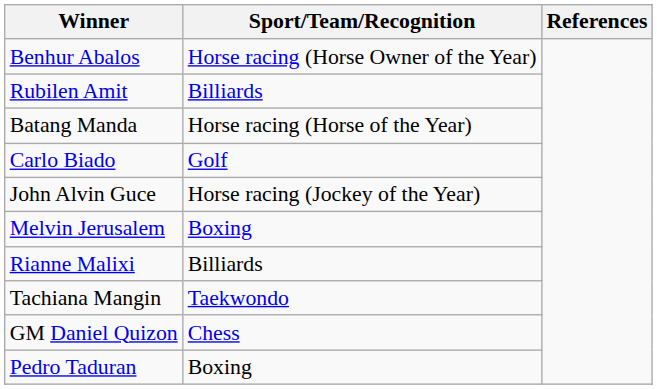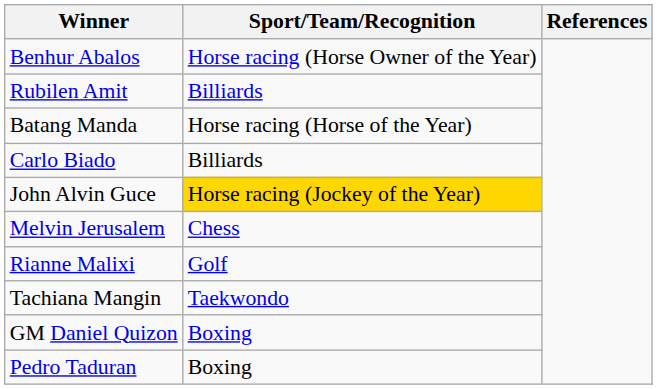(208, 159) Golf -> (225, 159) Billiards
(334, 194) no background -> (334, 194) gold background
(220, 228) Boxing -> (214, 228) Chess
(225, 263) Billiards -> (208, 263) Golf
(214, 332) Chess -> (220, 332) Boxing
